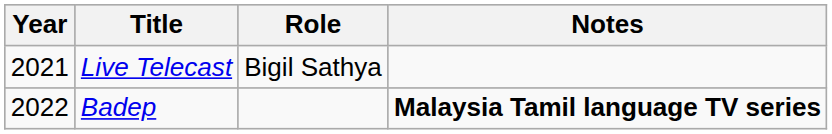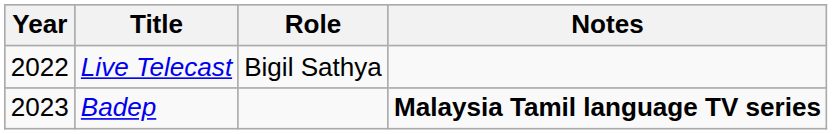(40, 66) 2021 -> (40, 66) 2022
(40, 107) 2022 -> (40, 107) 2023
